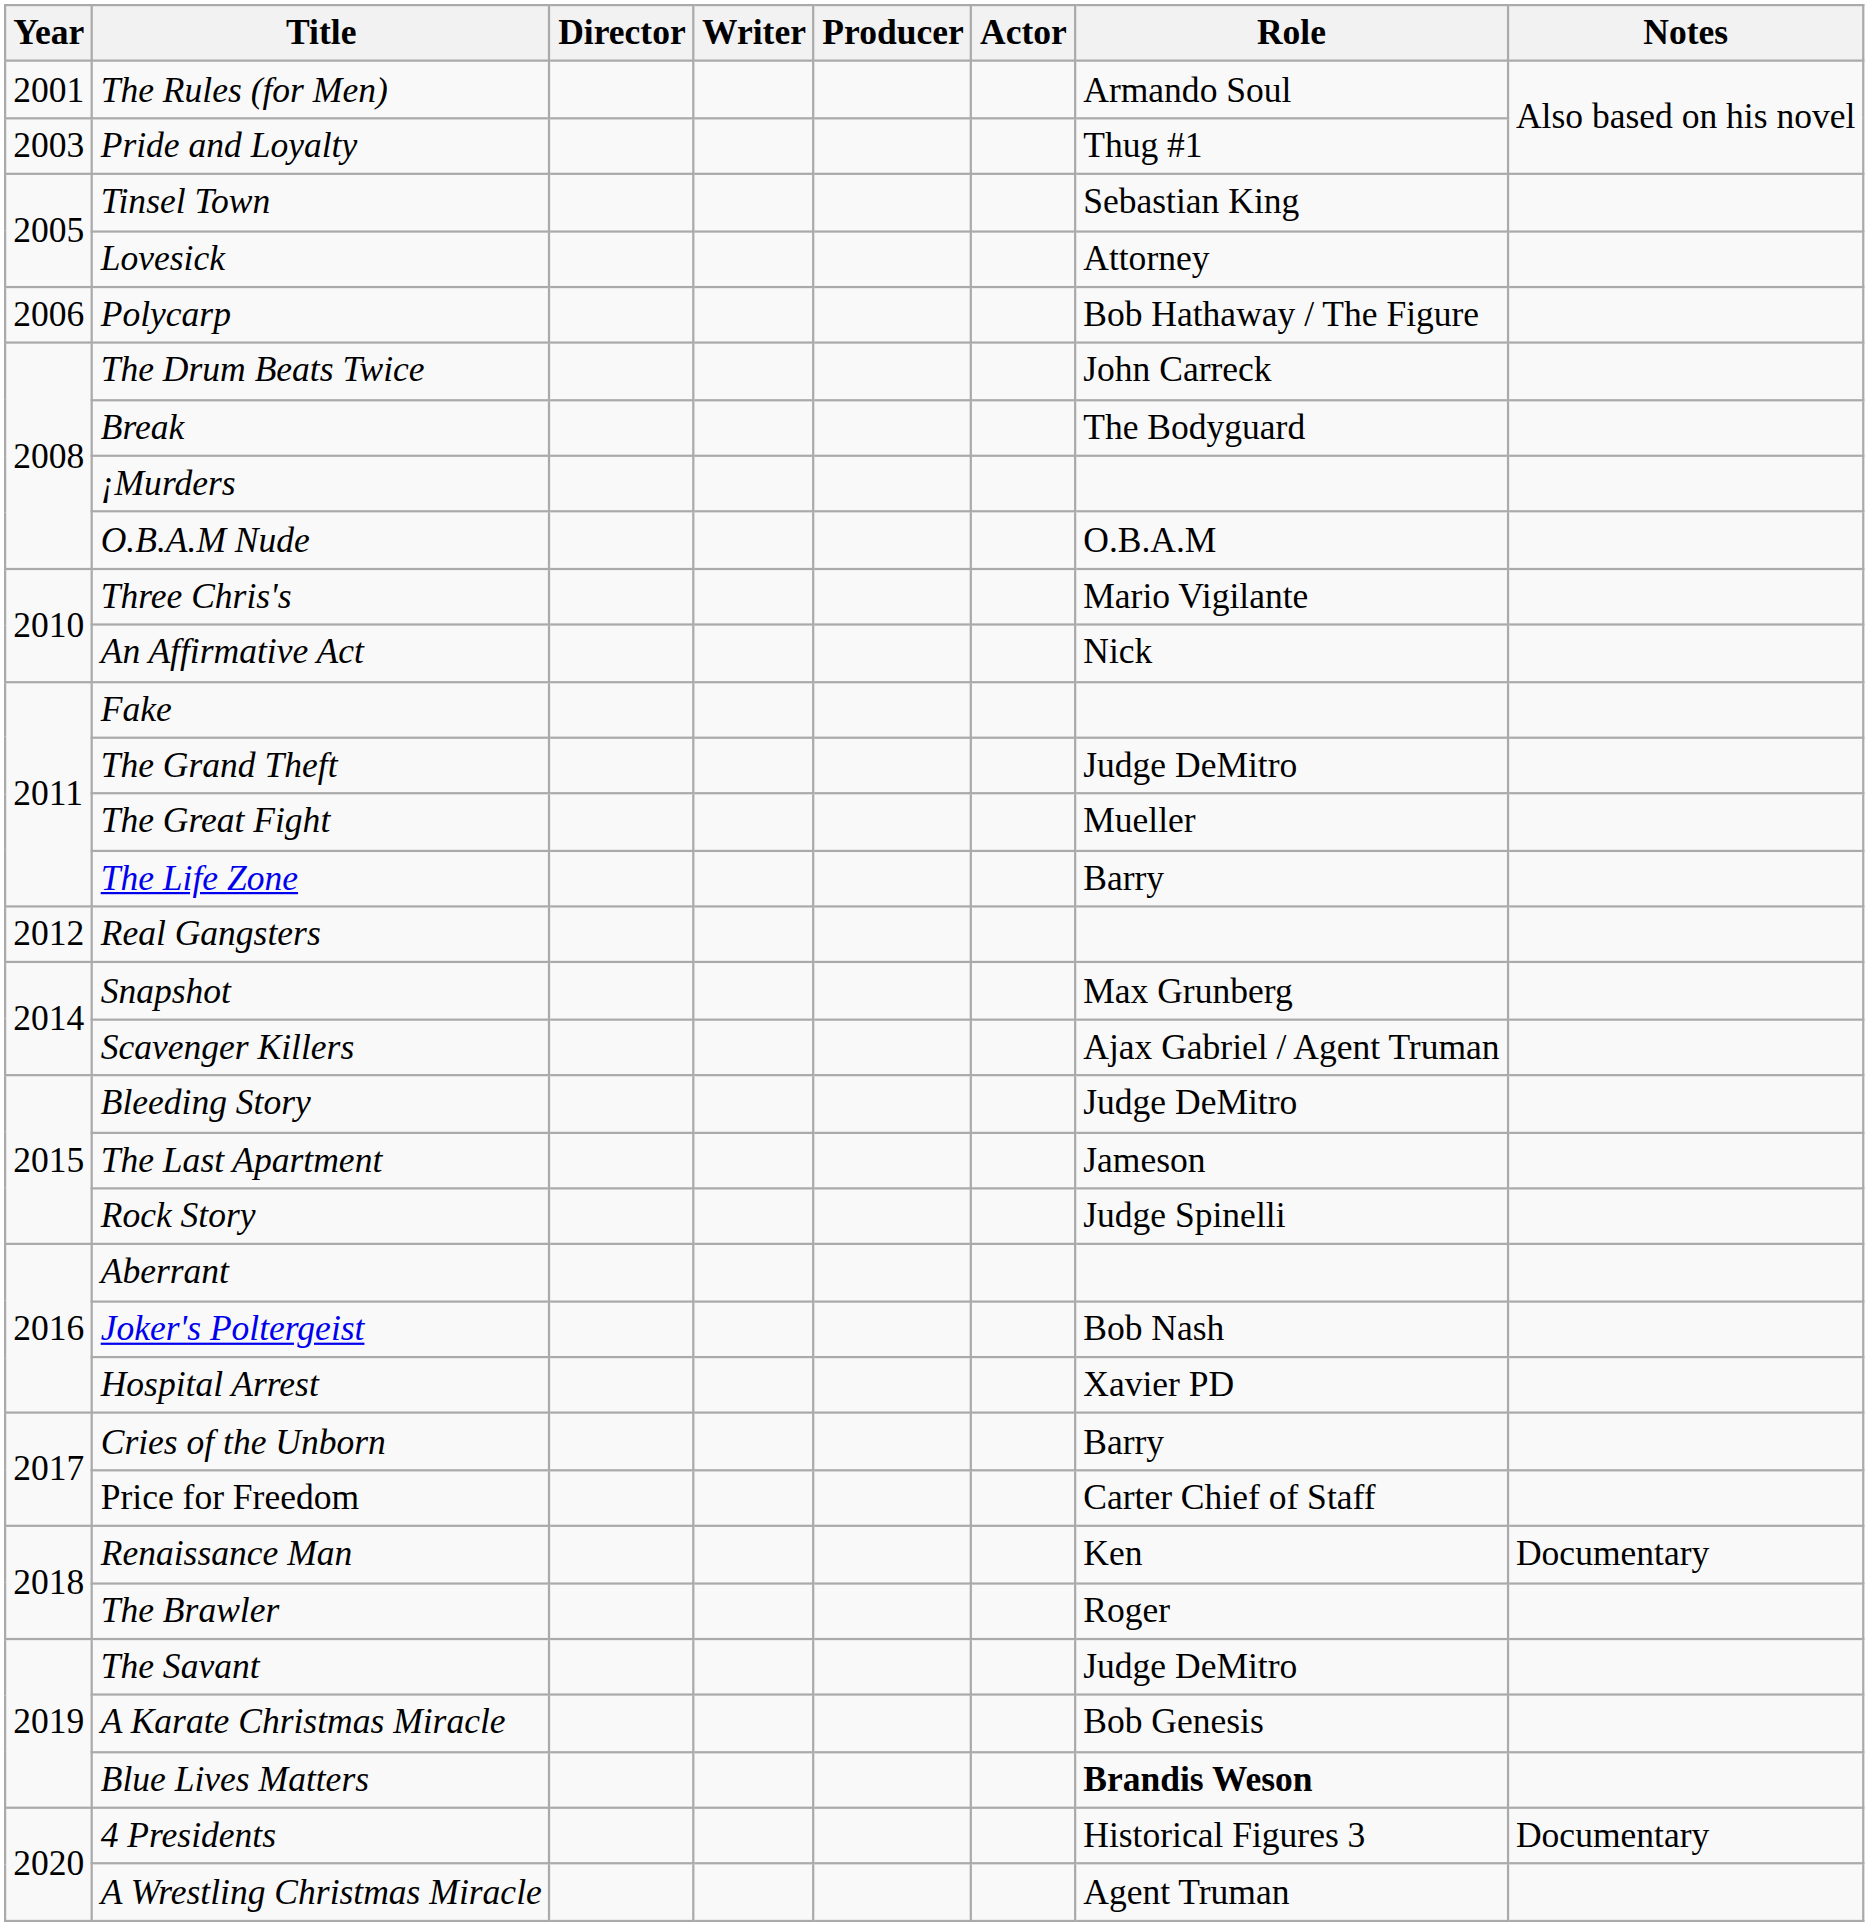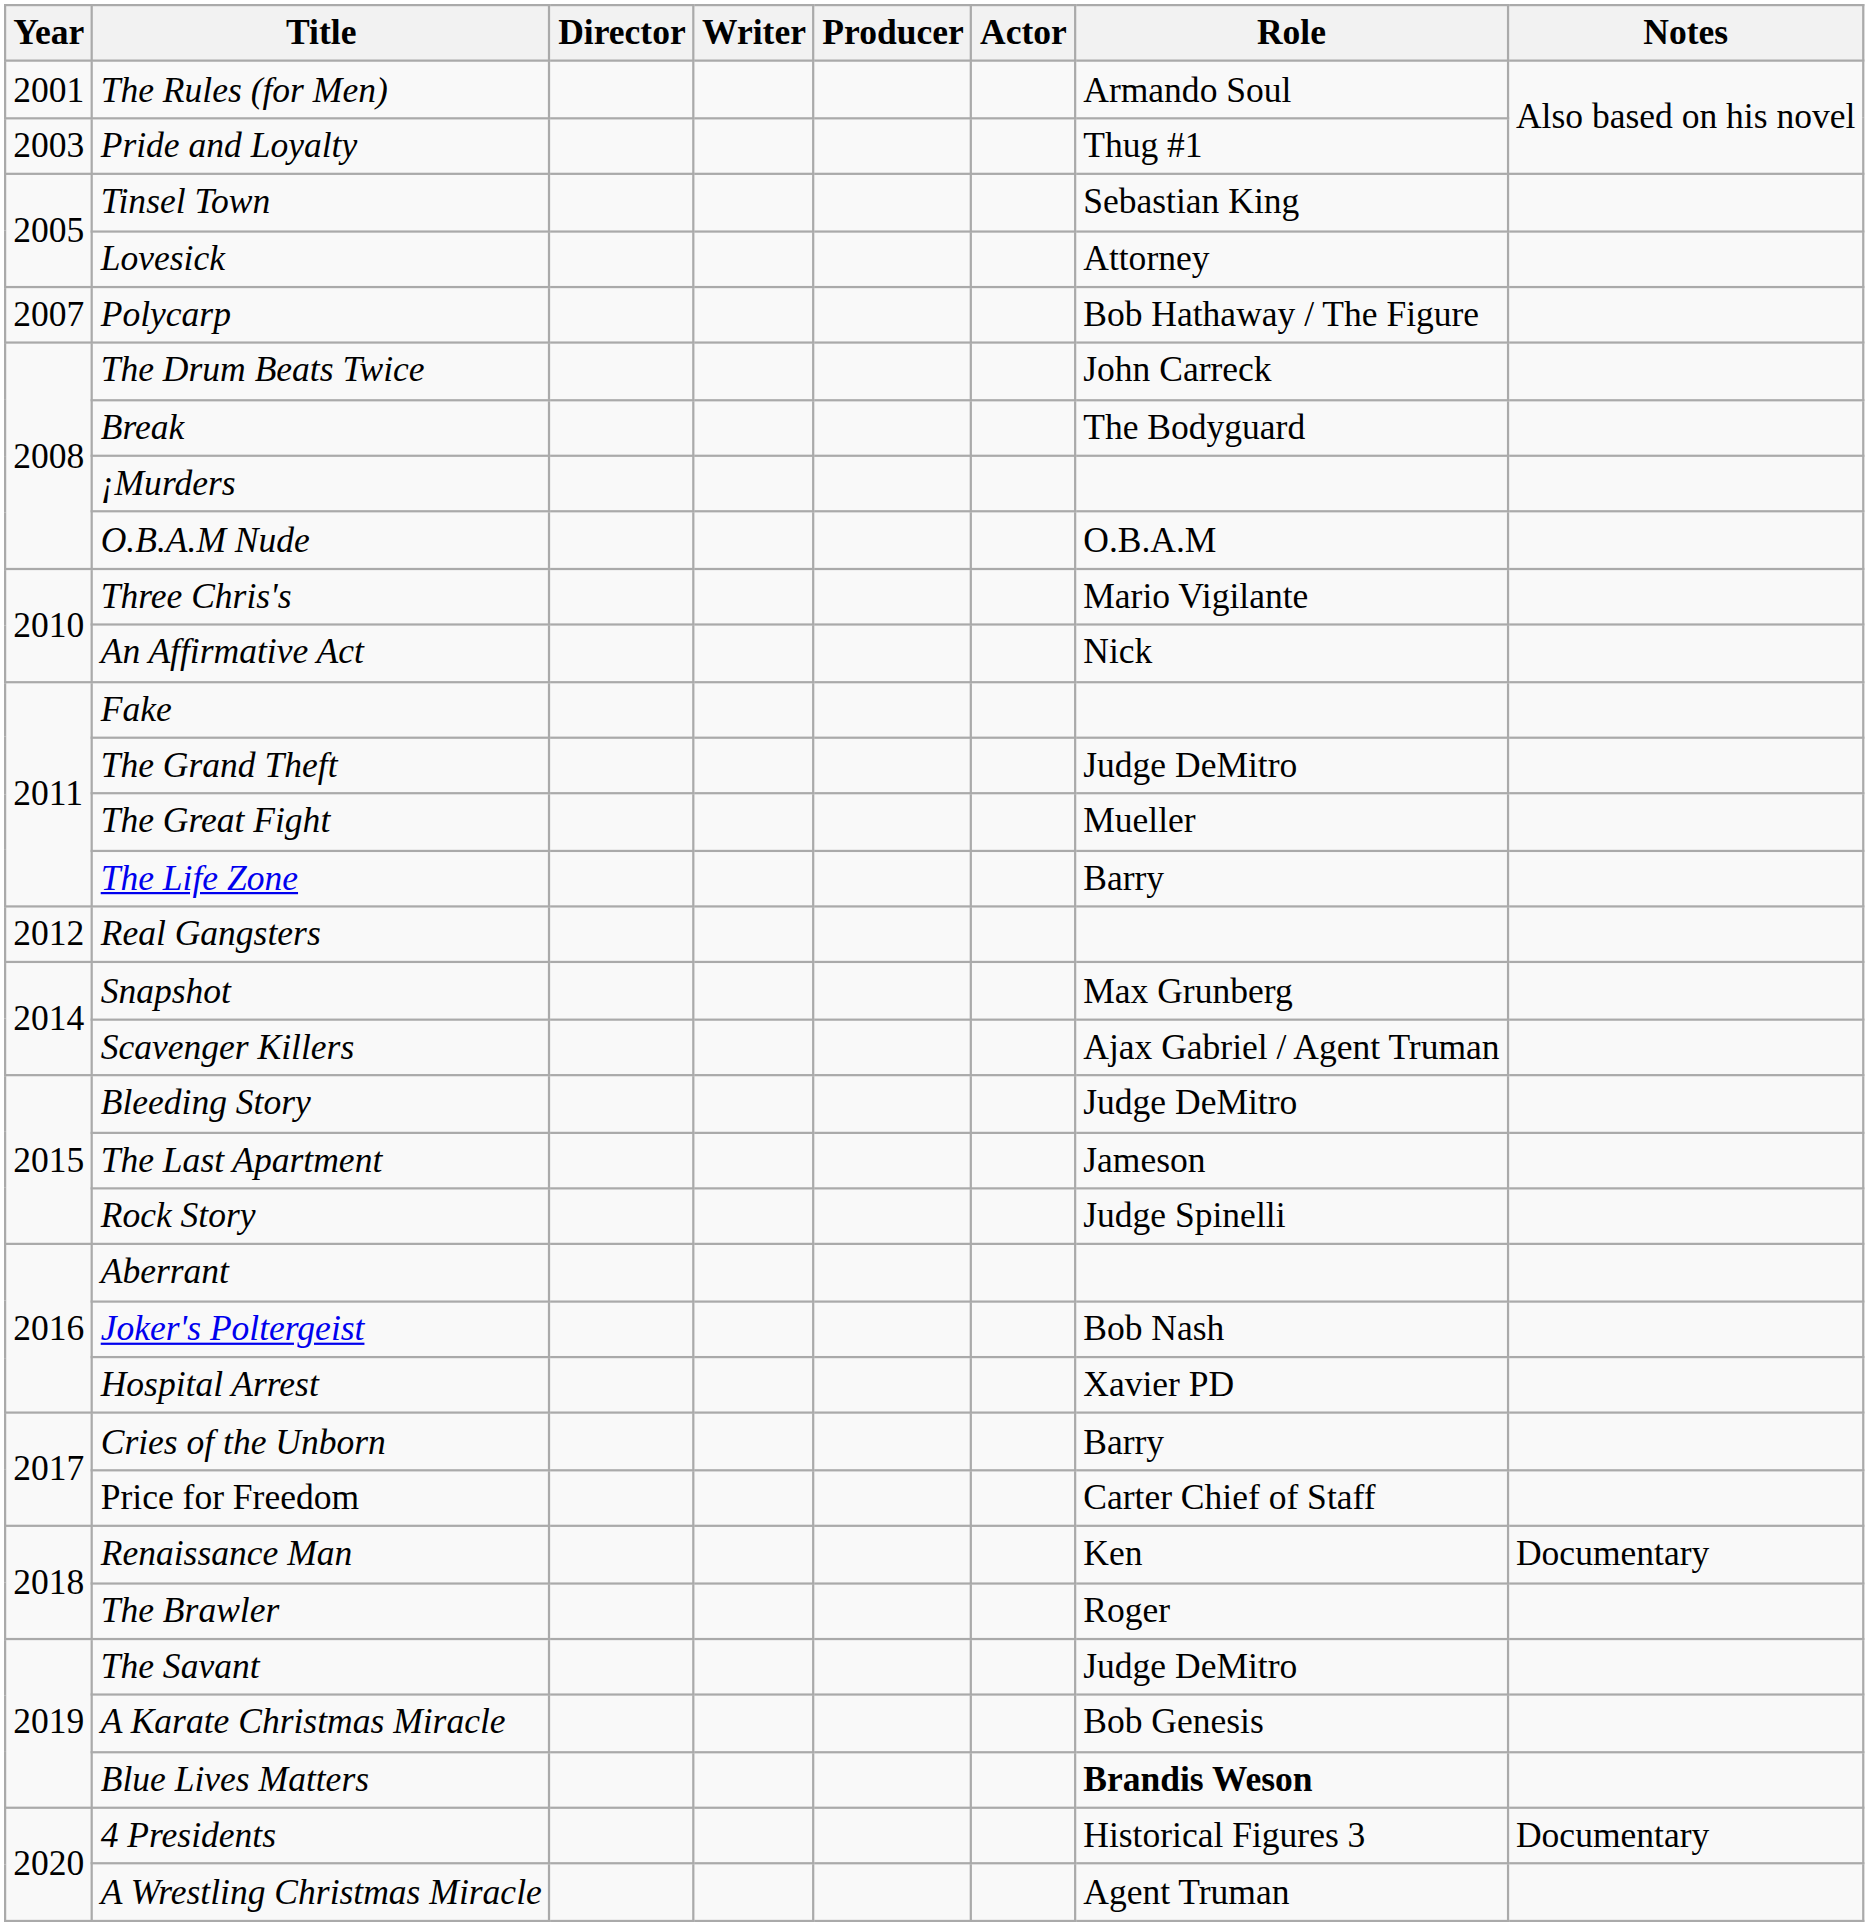(49, 314) 2006 -> (49, 314) 2007
